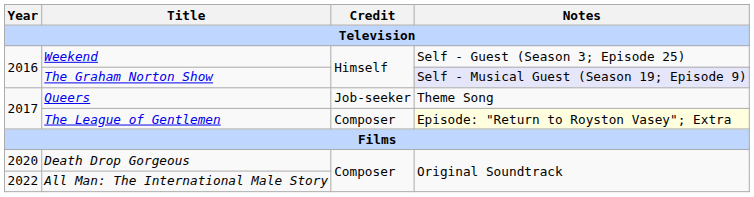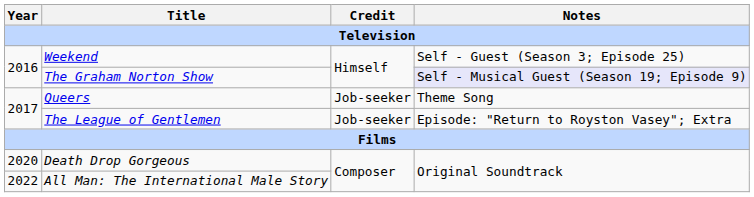(365, 119) Composer -> (372, 119) Job-seeker
(574, 119) lightyellow background -> (574, 119) no background
